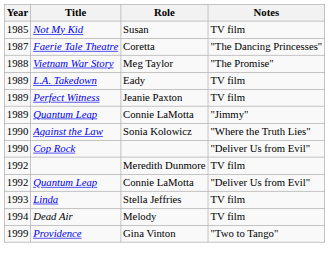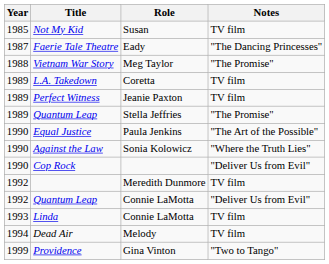(139, 47) Coretta -> (134, 47) Eady
(134, 81) Eady -> (139, 81) Coretta
(158, 115) Connie LaMotta -> (152, 115) Stella Jeffries
(229, 115) "Jimmy" -> (242, 115) "The Promise"
+ row: (18, 132)
(152, 200) Stella Jeffries -> (158, 217) Connie LaMotta
